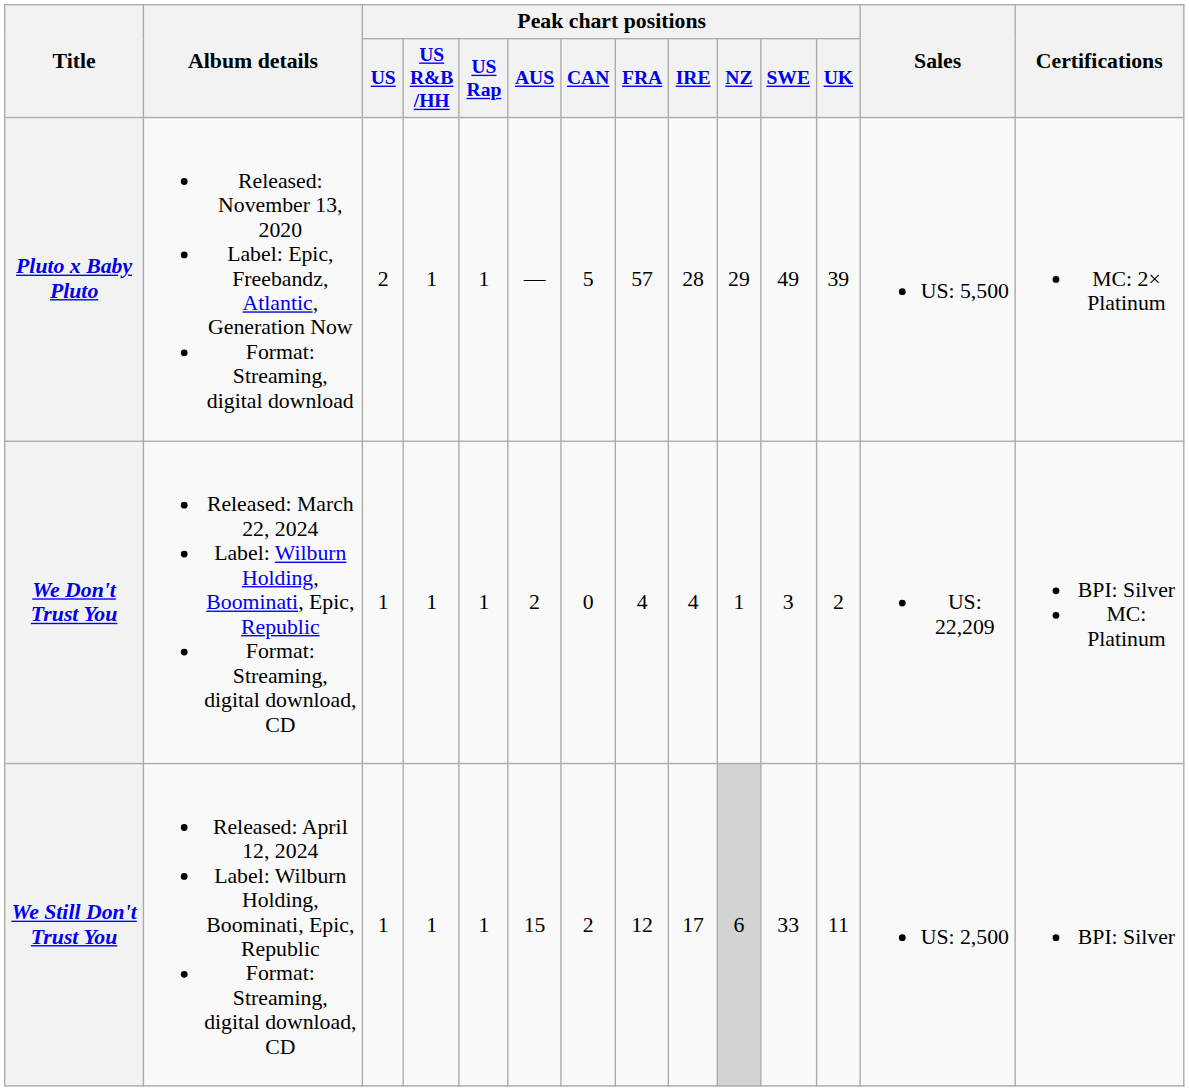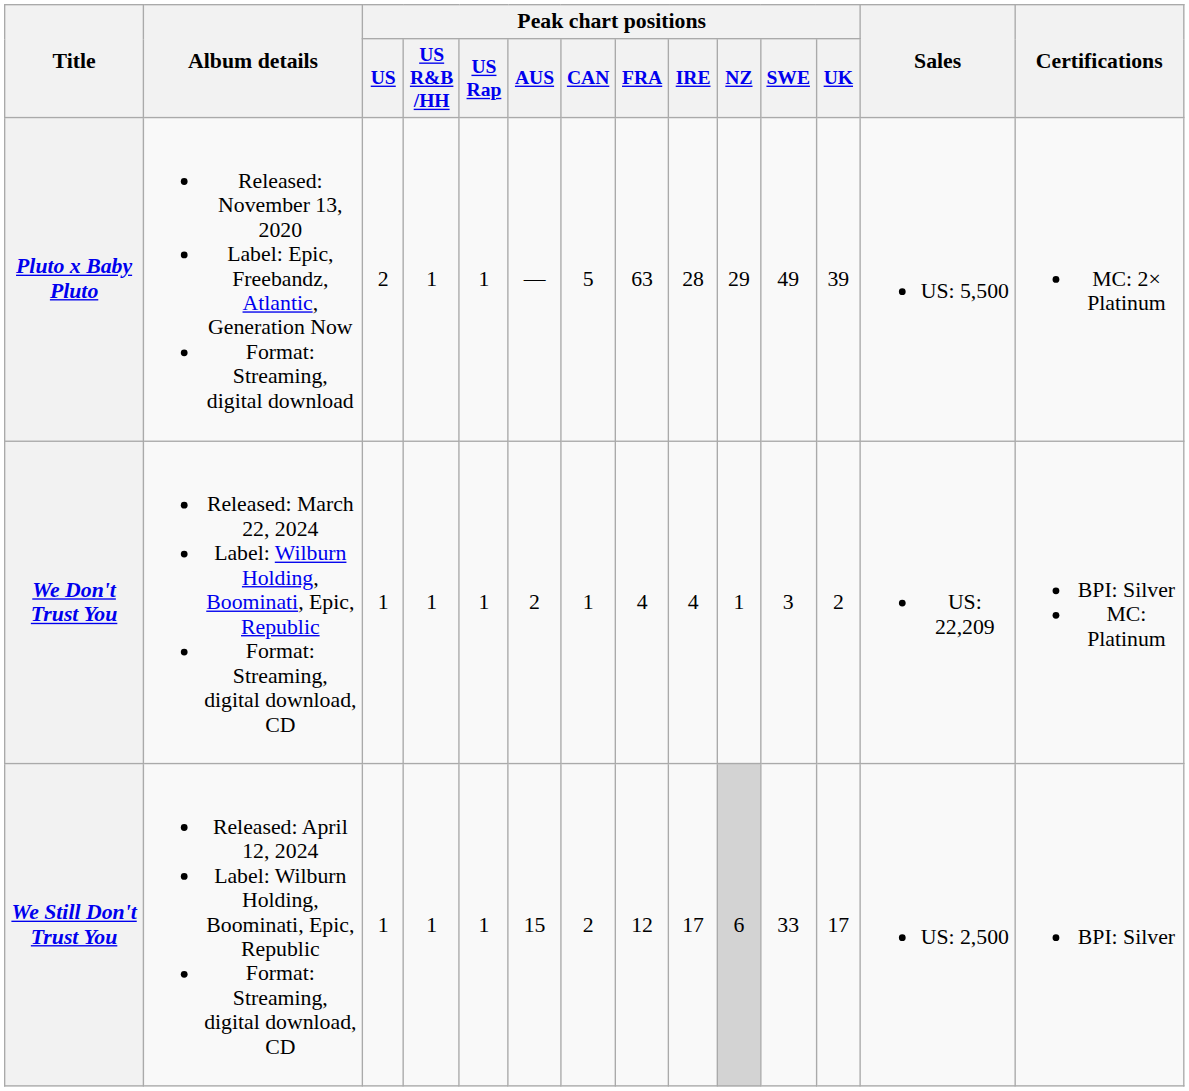(642, 278) 57 -> (642, 278) 63
(588, 601) 0 -> (588, 601) 1
(838, 924) 11 -> (838, 924) 17
